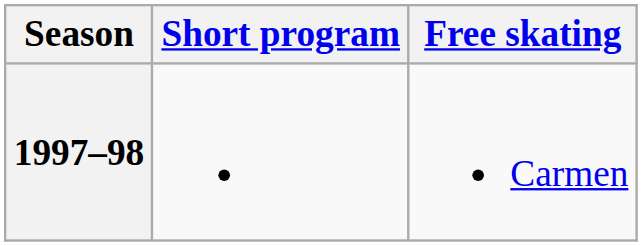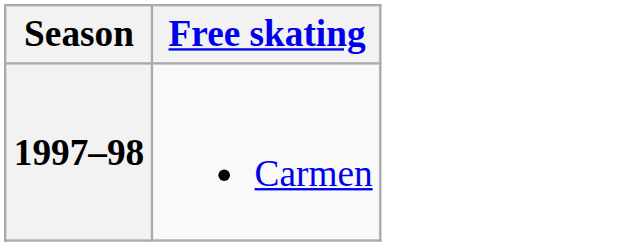- column: (281, 34)
